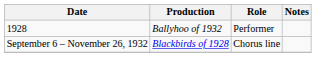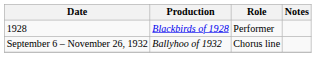(187, 28) Ballyhoo of 1932 -> (191, 28) Blackbirds of 1928
(191, 44) Blackbirds of 1928 -> (187, 44) Ballyhoo of 1932
